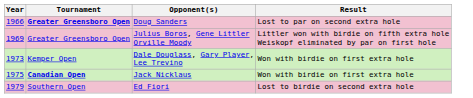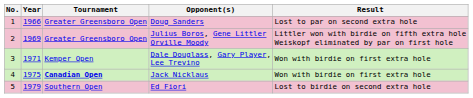+ column: (13, 11)
(79, 23) bold -> (96, 23) normal
(15, 59) 1973 -> (32, 59) 1971
